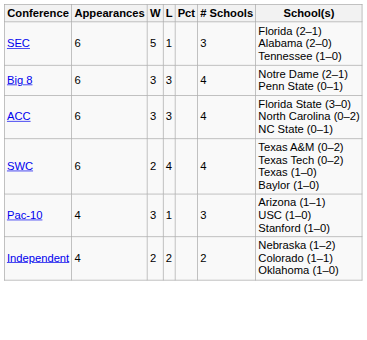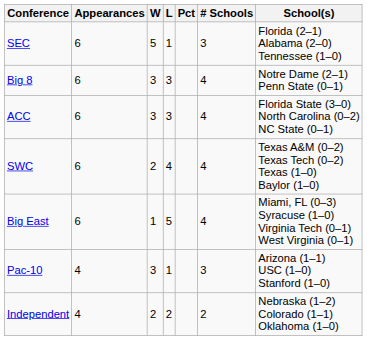+ row: (28, 221)
